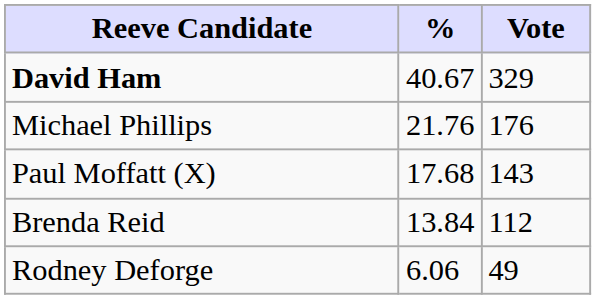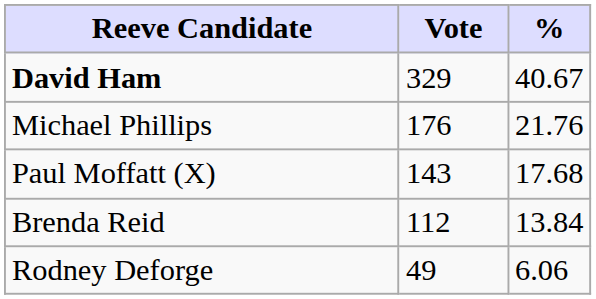columns swapped: (536, 28) <-> (440, 28)
